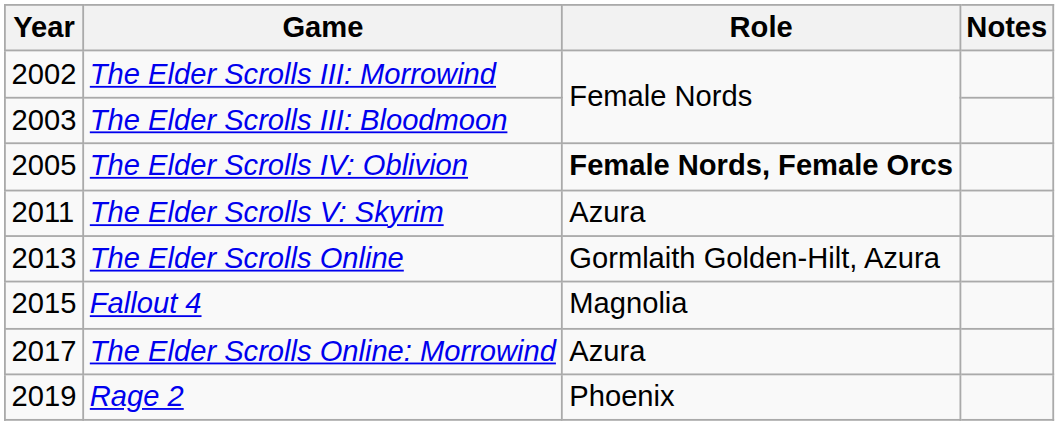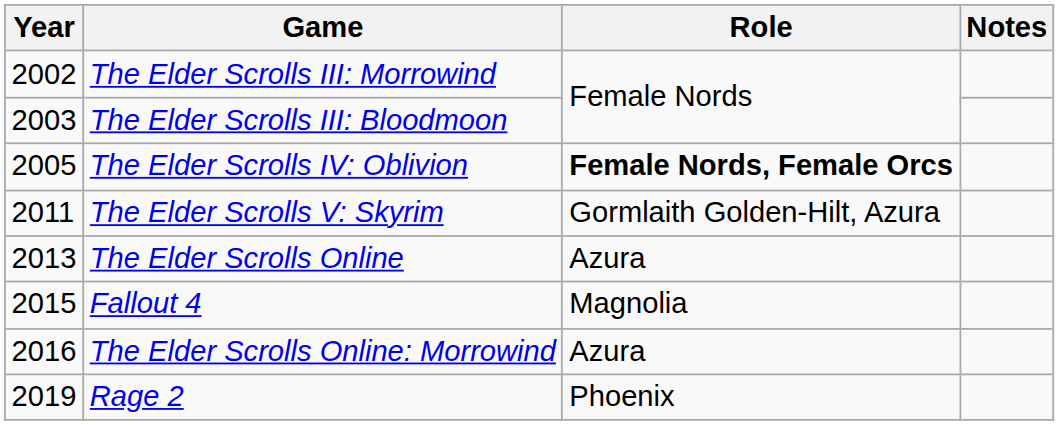(607, 212) Azura -> (755, 212) Gormlaith Golden-Hilt, Azura
(755, 258) Gormlaith Golden-Hilt, Azura -> (607, 258) Azura
(44, 350) 2017 -> (44, 350) 2016
